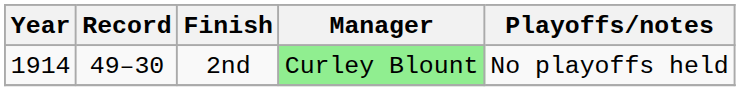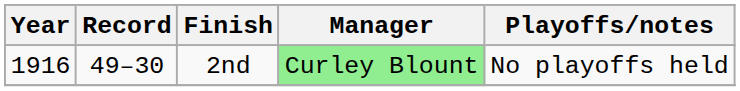(41, 66) 1914 -> (41, 66) 1916
